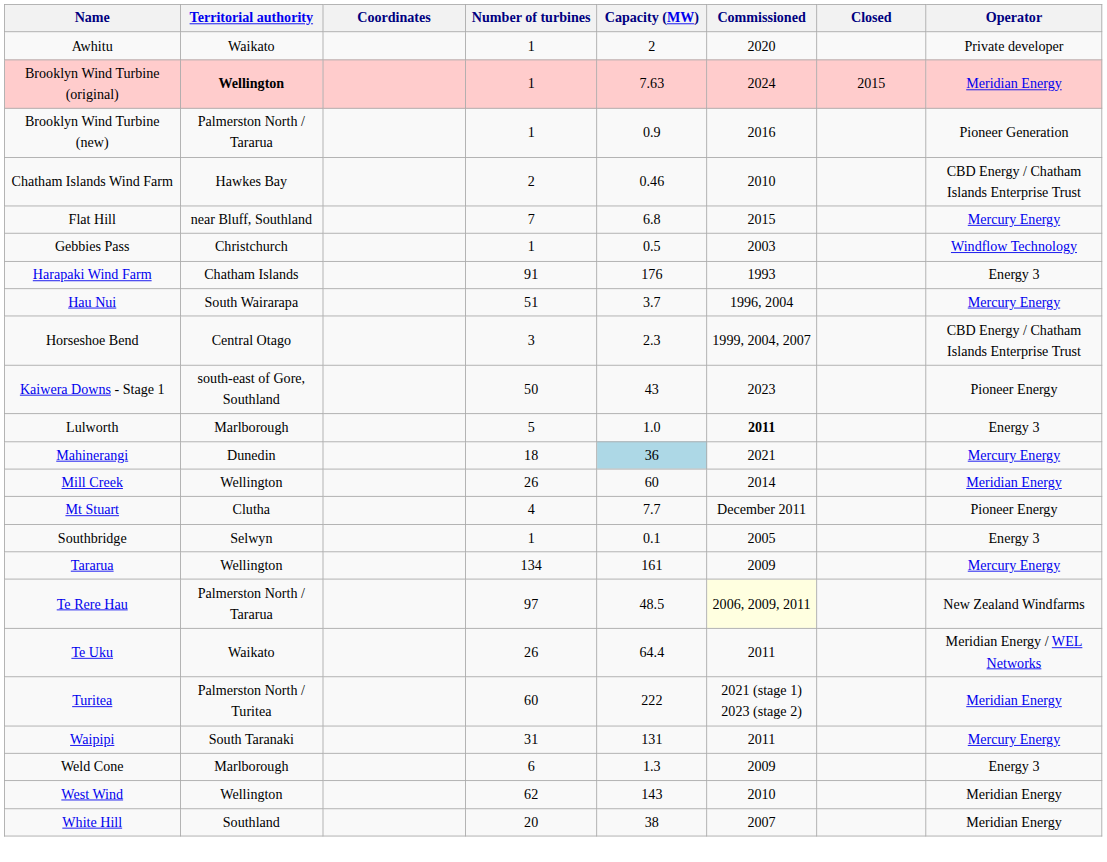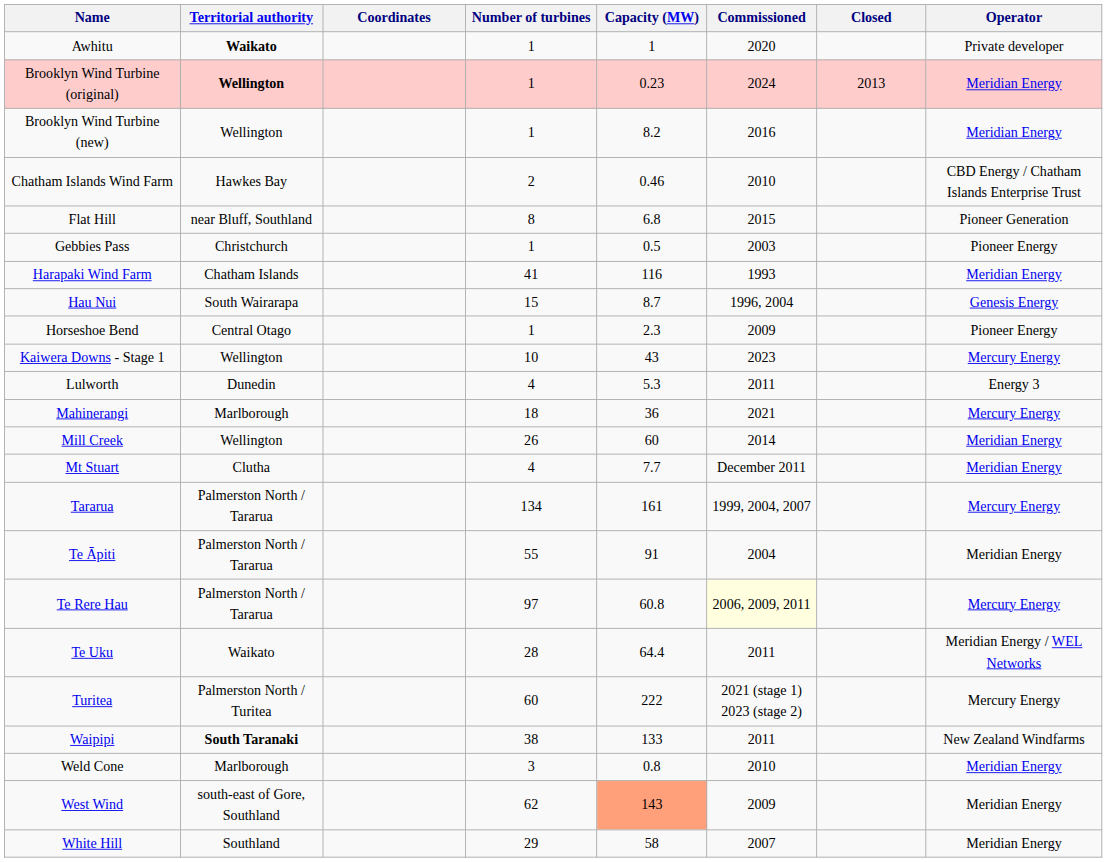(251, 45) normal -> (251, 45) bold
(652, 45) 2 -> (652, 45) 1
(652, 84) 7.63 -> (652, 84) 0.23
(871, 84) 2015 -> (871, 84) 2013
(251, 132) Palmerston North / Tararua -> (251, 132) Wellington
(652, 132) 0.9 -> (652, 132) 8.2
(1014, 132) Pioneer Generation -> (1014, 132) Meridian Energy
(531, 219) 7 -> (531, 219) 8
(1014, 219) Mercury Energy -> (1014, 219) Pioneer Generation
(1014, 247) Windflow Technology -> (1014, 247) Pioneer Energy
(531, 274) 91 -> (531, 274) 41
(652, 274) 176 -> (652, 274) 116
(1014, 274) Energy 3 -> (1014, 274) Meridian Energy
(531, 302) 51 -> (531, 302) 15
(652, 302) 3.7 -> (652, 302) 8.7
(1014, 302) Mercury Energy -> (1014, 302) Genesis Energy
(531, 340) 3 -> (531, 330) 1
(762, 340) 1999, 2004, 2007 -> (762, 330) 2009
(1014, 340) CBD Energy / Chatham Islands Enterprise Trust -> (1014, 330) Pioneer Energy
(251, 389) south-east of Gore, Southland -> (251, 357) Wellington
(531, 389) 50 -> (531, 357) 10
(1014, 389) Pioneer Energy -> (1014, 357) Mercury Energy
(251, 427) Marlborough -> (251, 385) Dunedin
(531, 427) 5 -> (531, 385) 4
(652, 427) 1.0 -> (652, 385) 5.3
(762, 427) bold -> (762, 385) normal
(251, 455) Dunedin -> (251, 412) Marlborough
(652, 455) lightblue background -> (652, 412) no background
(1014, 510) Pioneer Energy -> (1014, 468) Meridian Energy
- row: (92, 538)
(251, 565) Wellington -> (251, 506) Palmerston North / Tararua
(762, 565) 2009 -> (762, 506) 1999, 2004, 2007
+ row: (92, 555)
(652, 603) 48.5 -> (652, 603) 60.8
(1014, 603) New Zealand Windfarms -> (1014, 603) Mercury Energy
(531, 652) 26 -> (531, 652) 28
(1014, 701) Meridian Energy -> (1014, 701) Mercury Energy
(251, 739) normal -> (251, 739) bold
(531, 739) 31 -> (531, 739) 38
(652, 739) 131 -> (652, 739) 133
(1014, 739) Mercury Energy -> (1014, 739) New Zealand Windfarms
(531, 767) 6 -> (531, 767) 3
(652, 767) 1.3 -> (652, 767) 0.8
(762, 767) 2009 -> (762, 767) 2010
(1014, 767) Energy 3 -> (1014, 767) Meridian Energy
(251, 794) Wellington -> (251, 805) south-east of Gore, Southland
(652, 794) no background -> (652, 805) lightsalmon background
(762, 794) 2010 -> (762, 805) 2009
(531, 822) 20 -> (531, 843) 29
(652, 822) 38 -> (652, 843) 58
